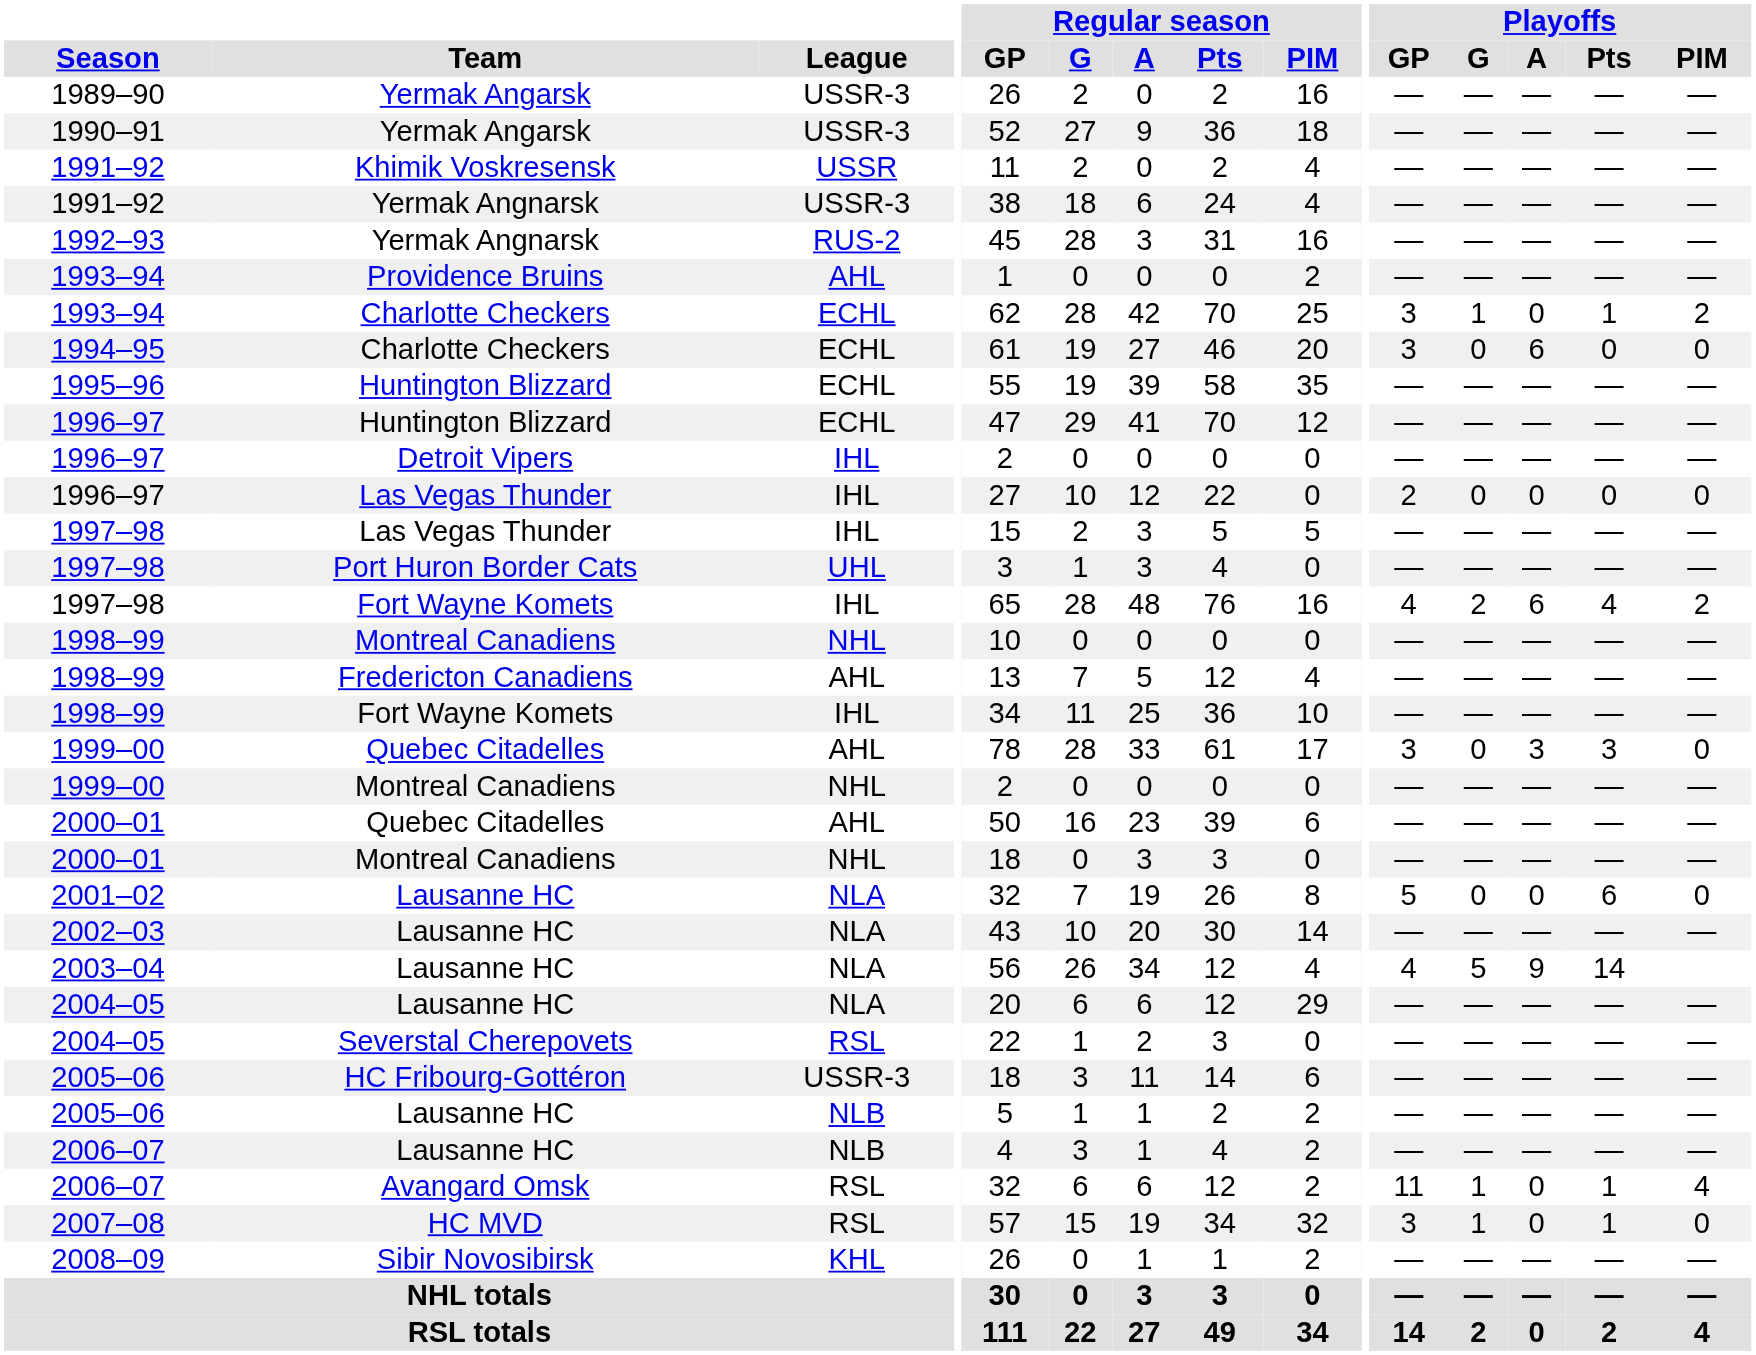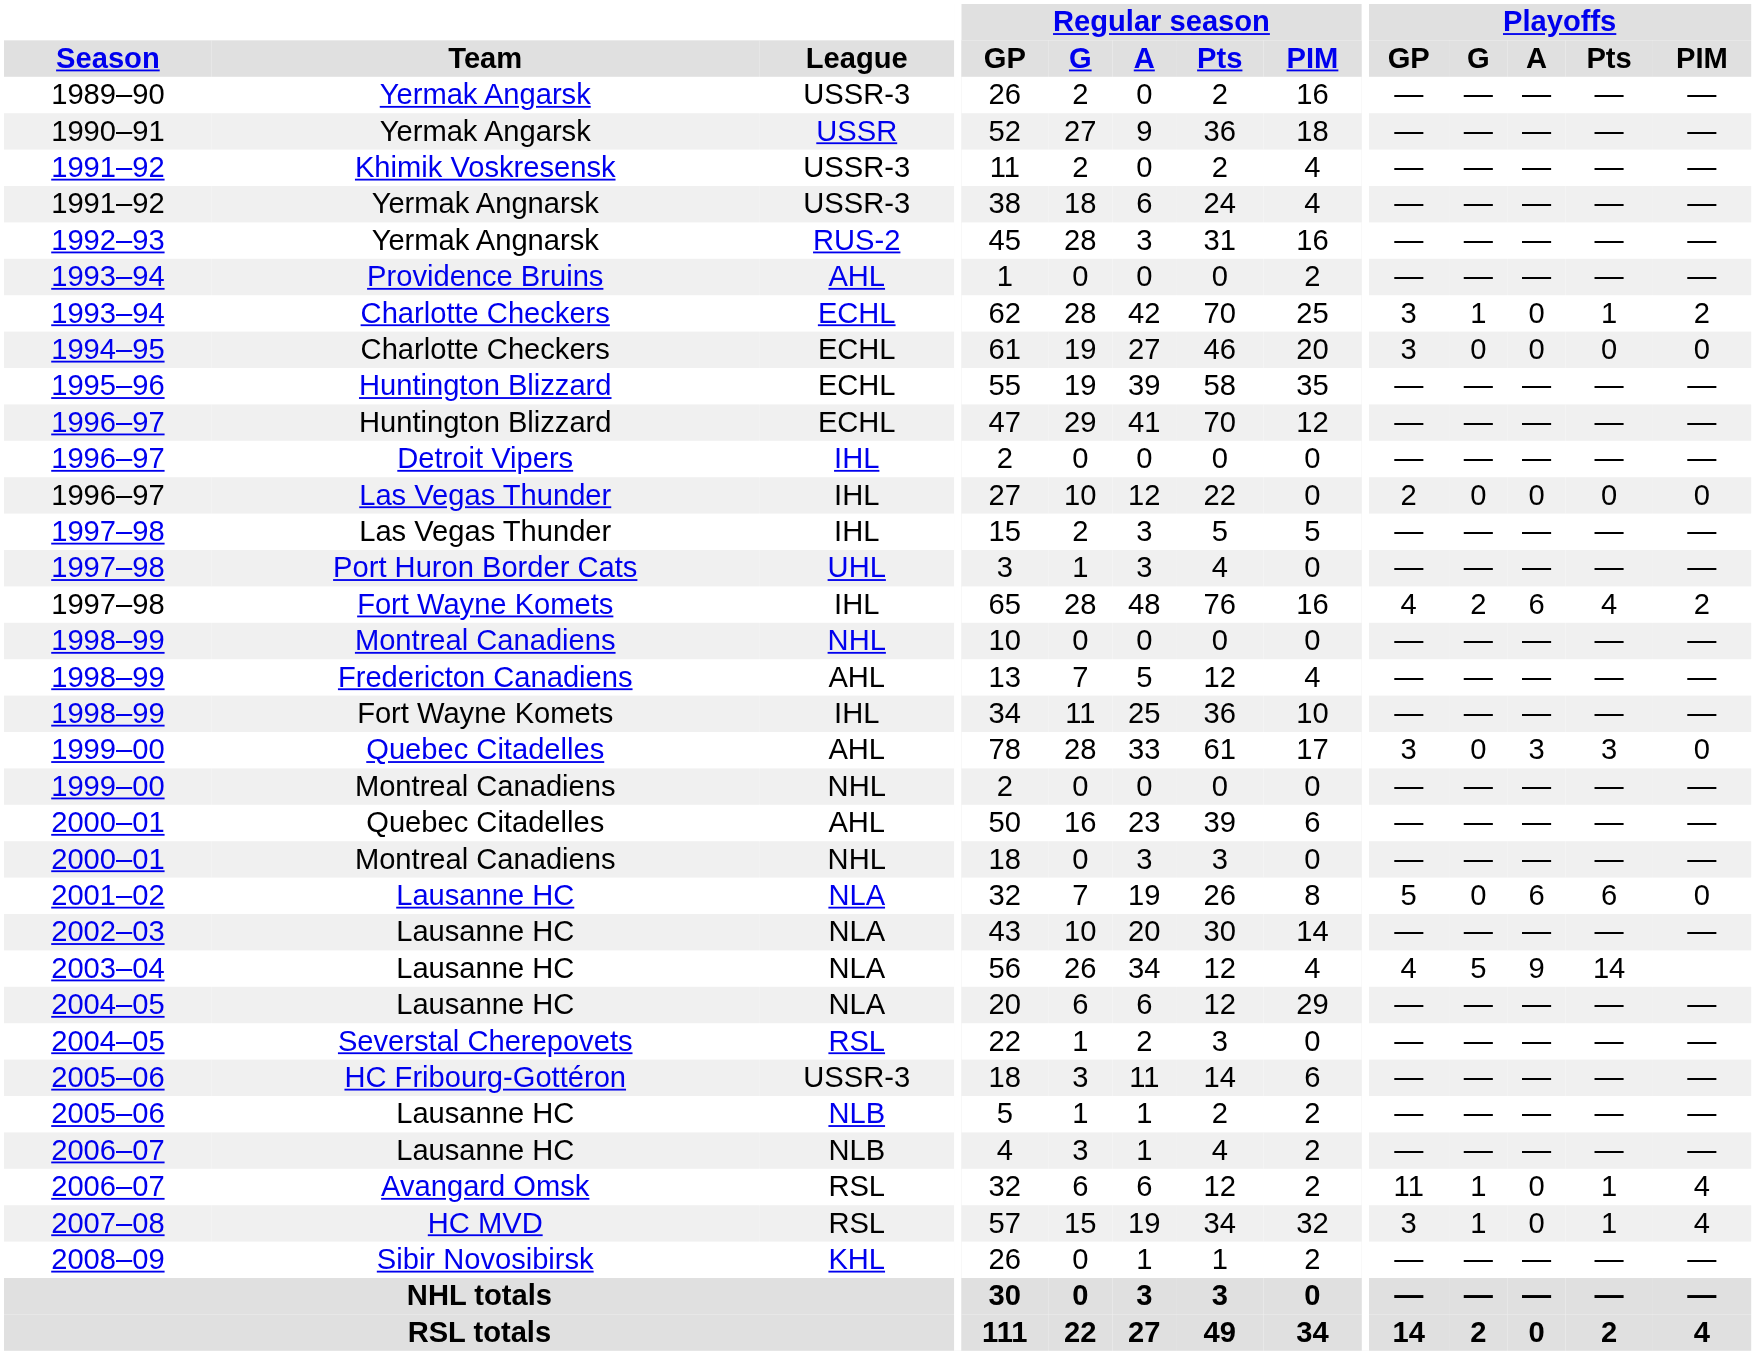(857, 130) USSR-3 -> (857, 130) USSR
(857, 167) USSR -> (857, 167) USSR-3
(1537, 349) 6 -> (1537, 349) 0
(1537, 895) 0 -> (1537, 895) 6
(1702, 1222) 0 -> (1702, 1222) 4
